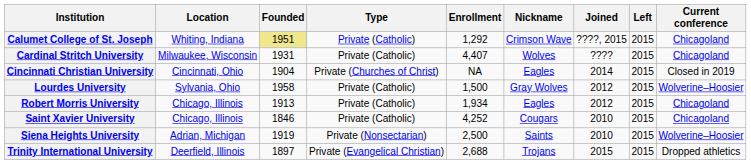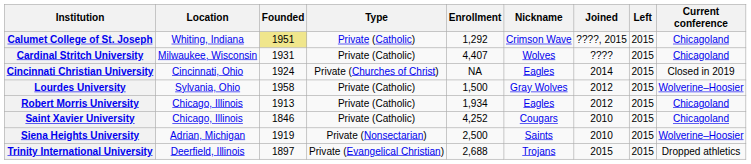(283, 71) 1904 -> (283, 71) 1924
